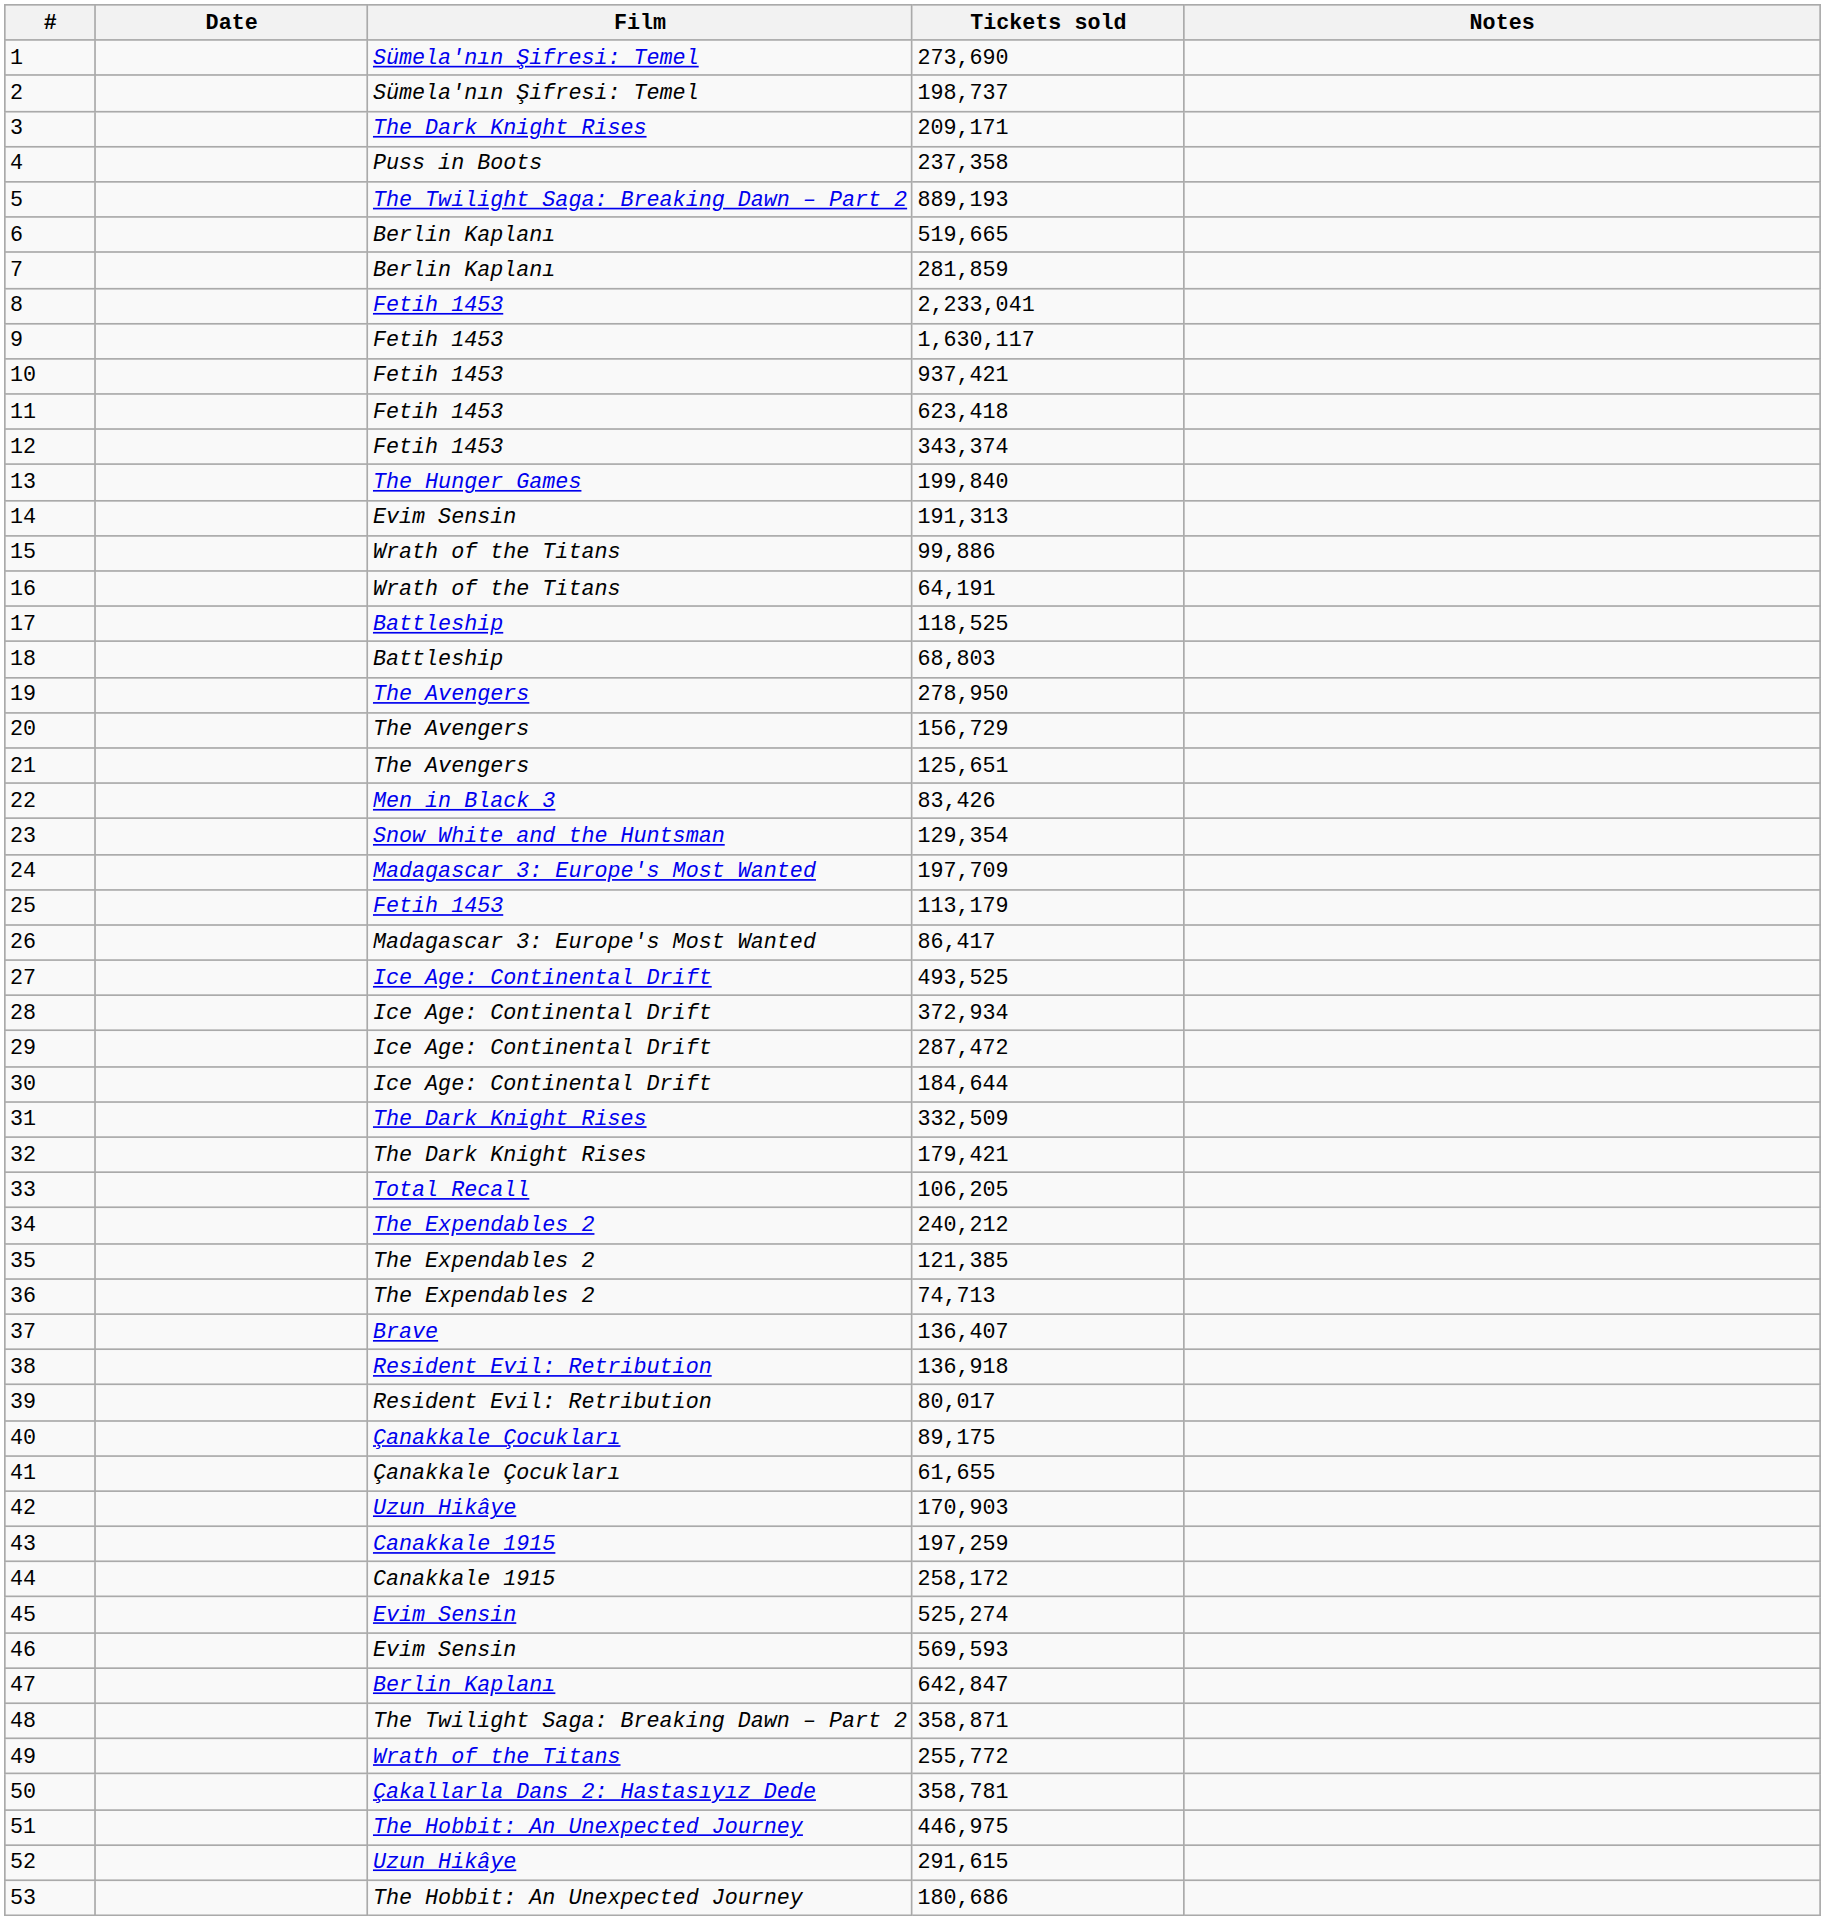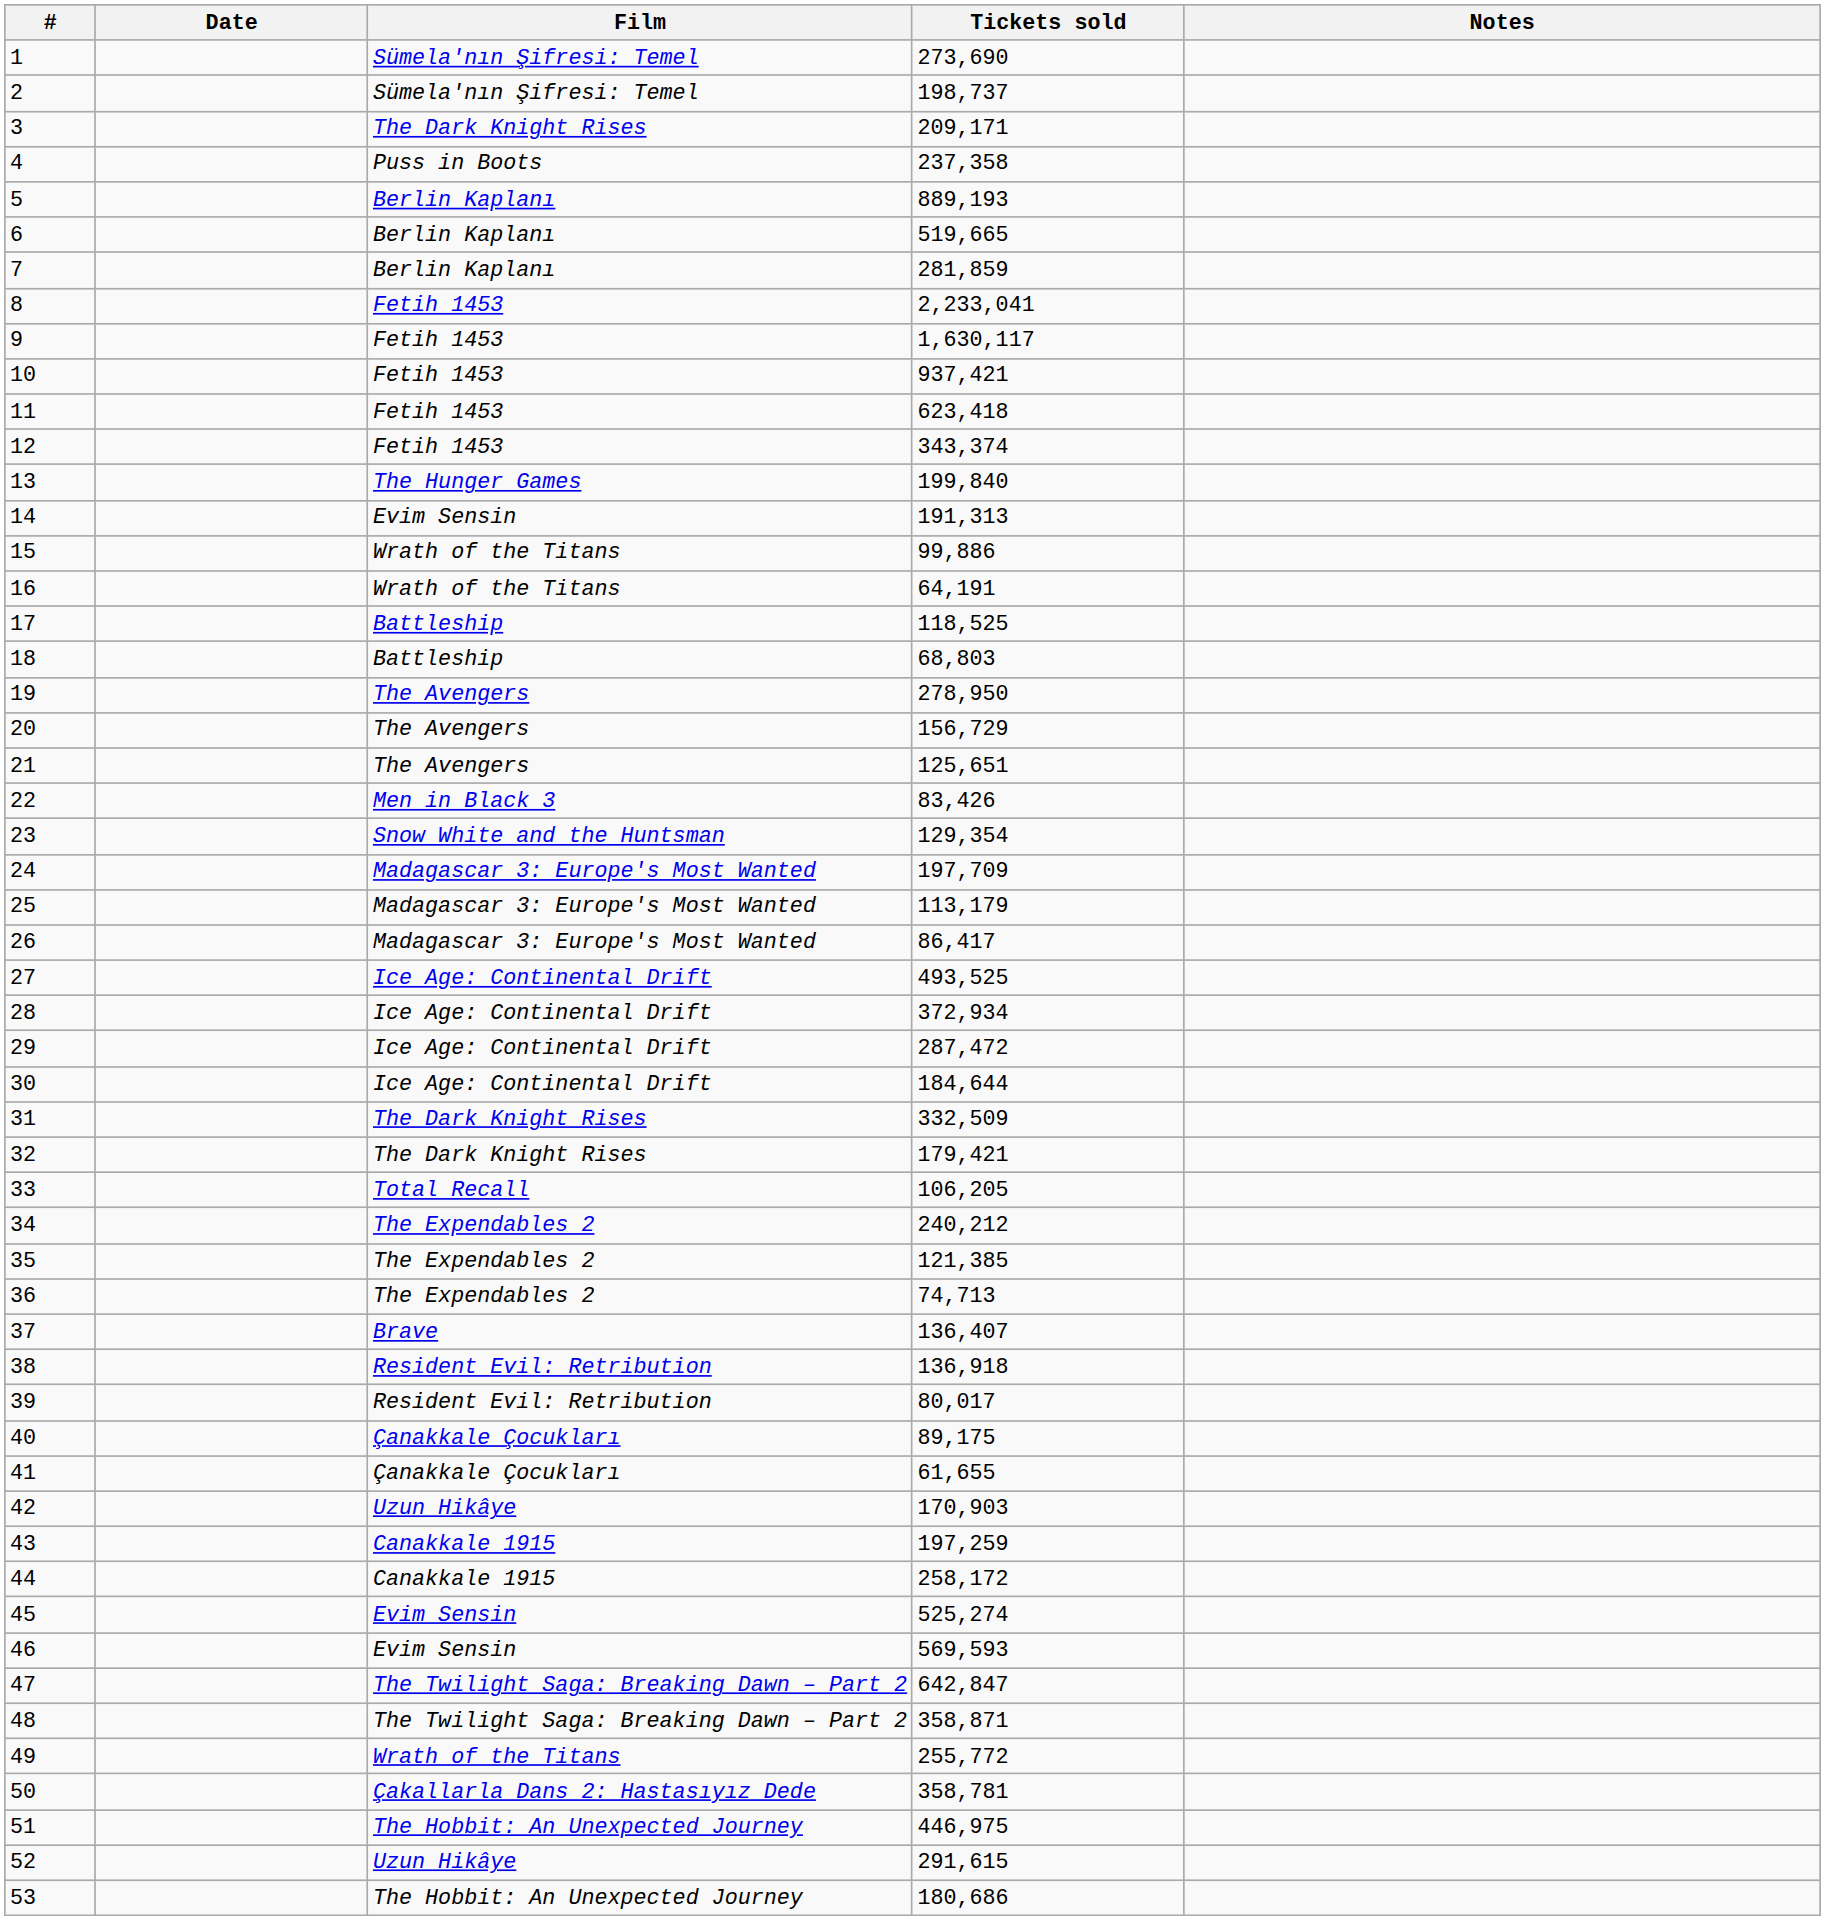(640, 199) The Twilight Saga: Breaking Dawn – Part 2 -> (464, 199) Berlin Kaplanı
(438, 907) Fetih 1453 -> (594, 907) Madagascar 3: Europe's Most Wanted
(464, 1686) Berlin Kaplanı -> (640, 1686) The Twilight Saga: Breaking Dawn – Part 2
